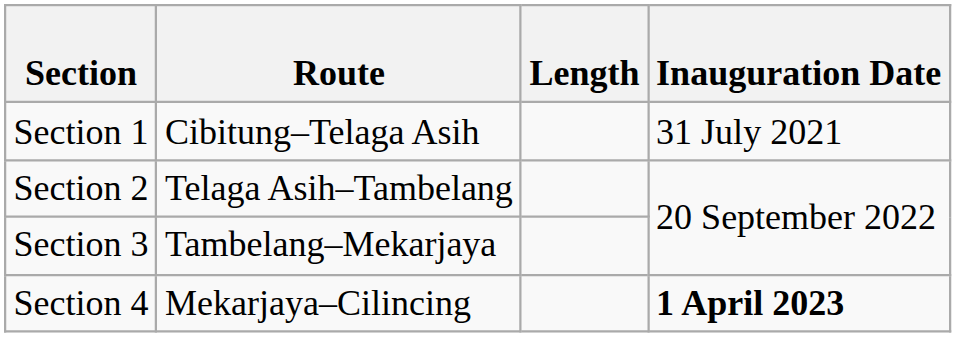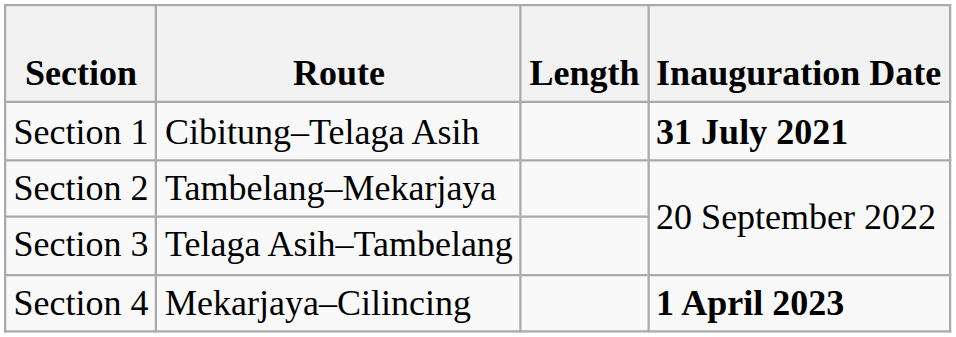(749, 130) normal -> (752, 130) bold
(339, 187) Telaga Asih–Tambelang -> (331, 187) Tambelang–Mekarjaya
(331, 244) Tambelang–Mekarjaya -> (339, 244) Telaga Asih–Tambelang
